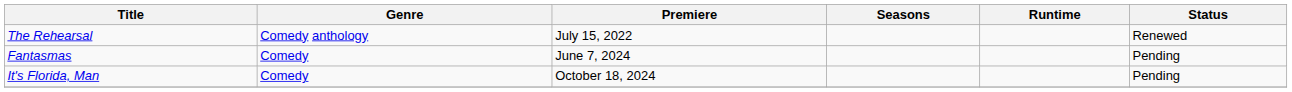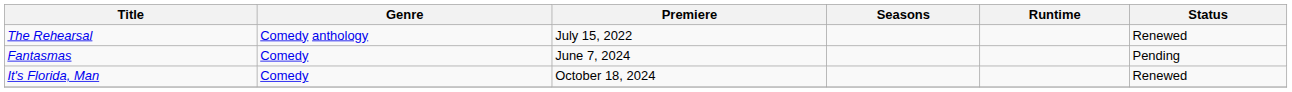(1156, 76) Pending -> (1160, 76) Renewed
